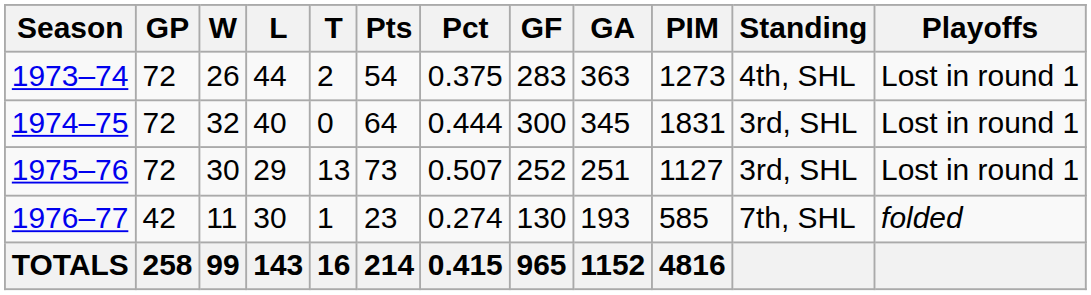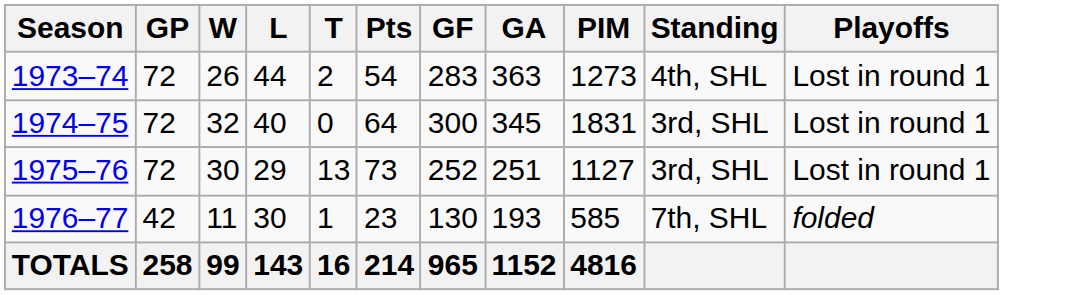- column: (465, 28)
